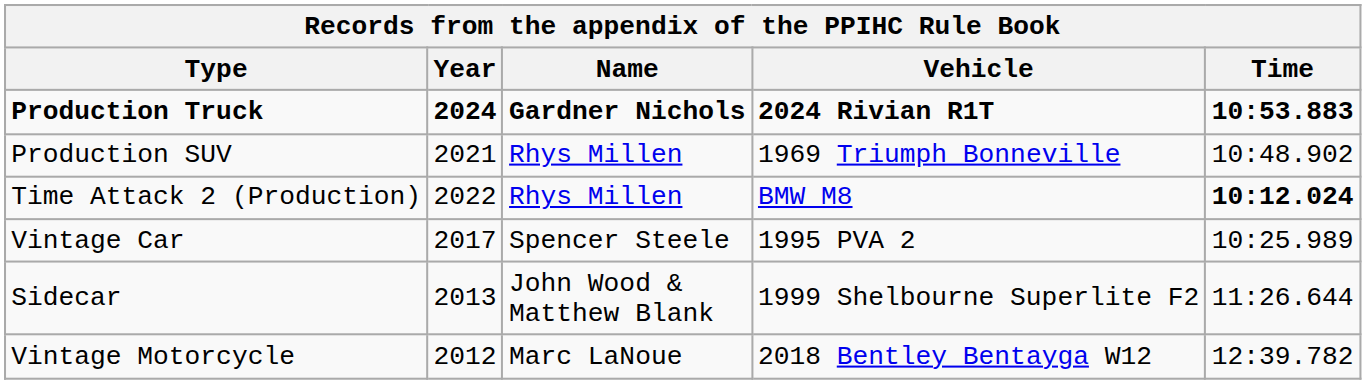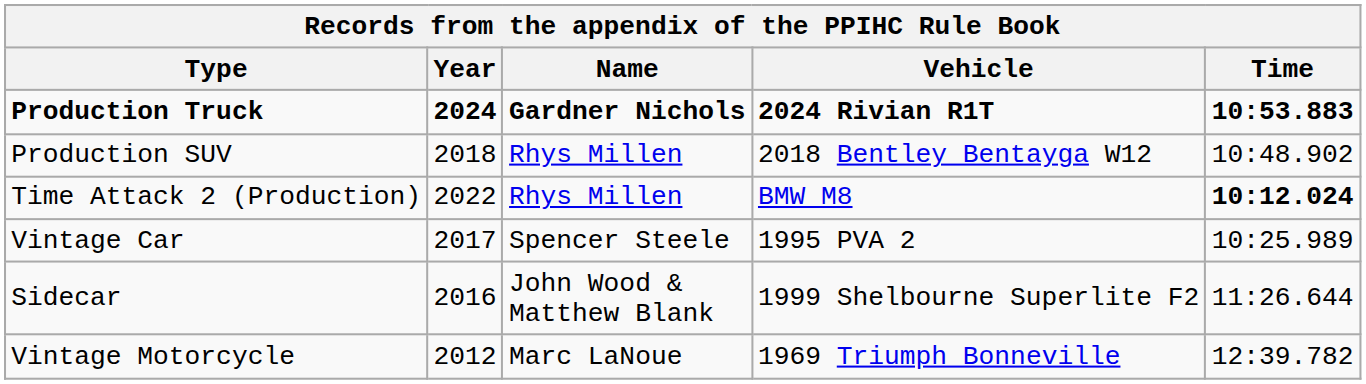(465, 155) 2021 -> (465, 155) 2018
(939, 155) 1969 Triumph Bonneville -> (955, 155) 2018 Bentley Bentayga W12
(465, 298) 2013 -> (465, 298) 2016
(955, 356) 2018 Bentley Bentayga W12 -> (939, 356) 1969 Triumph Bonneville
